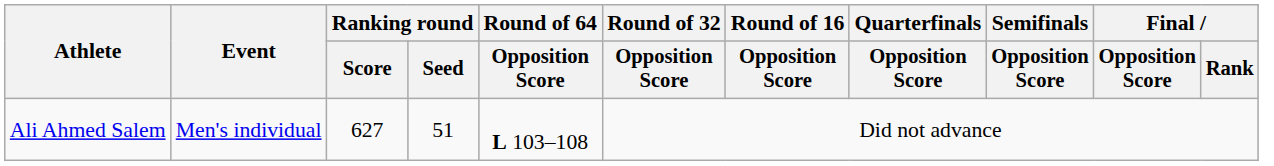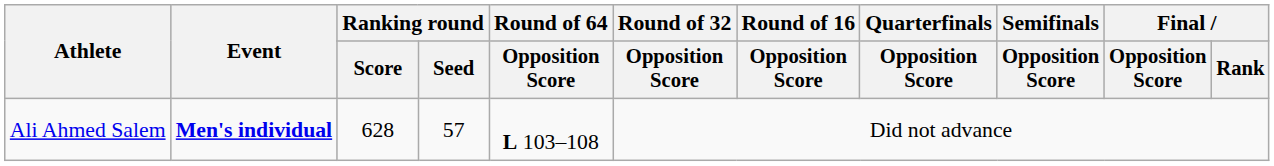(249, 129) normal -> (254, 129) bold
(367, 129) 627 -> (378, 129) 628
(443, 129) 51 -> (454, 129) 57
